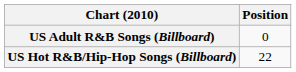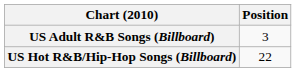(265, 36) 0 -> (265, 36) 3
